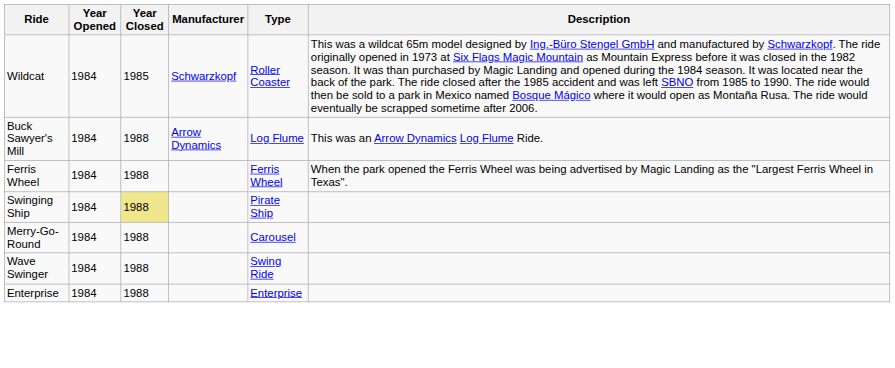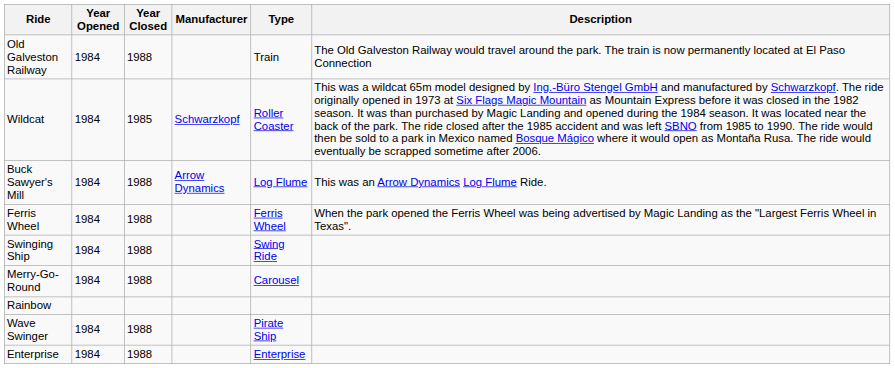+ row: (33, 57)
(136, 206) khaki background -> (140, 250) no background
(265, 206) Pirate Ship -> (269, 250) Swing Ride
+ row: (29, 305)
(266, 268) Swing Ride -> (268, 330) Pirate Ship
